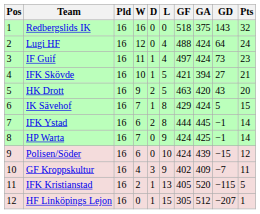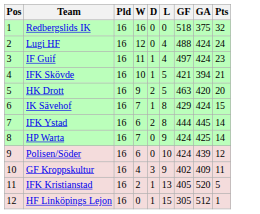- column: (225, 12)
